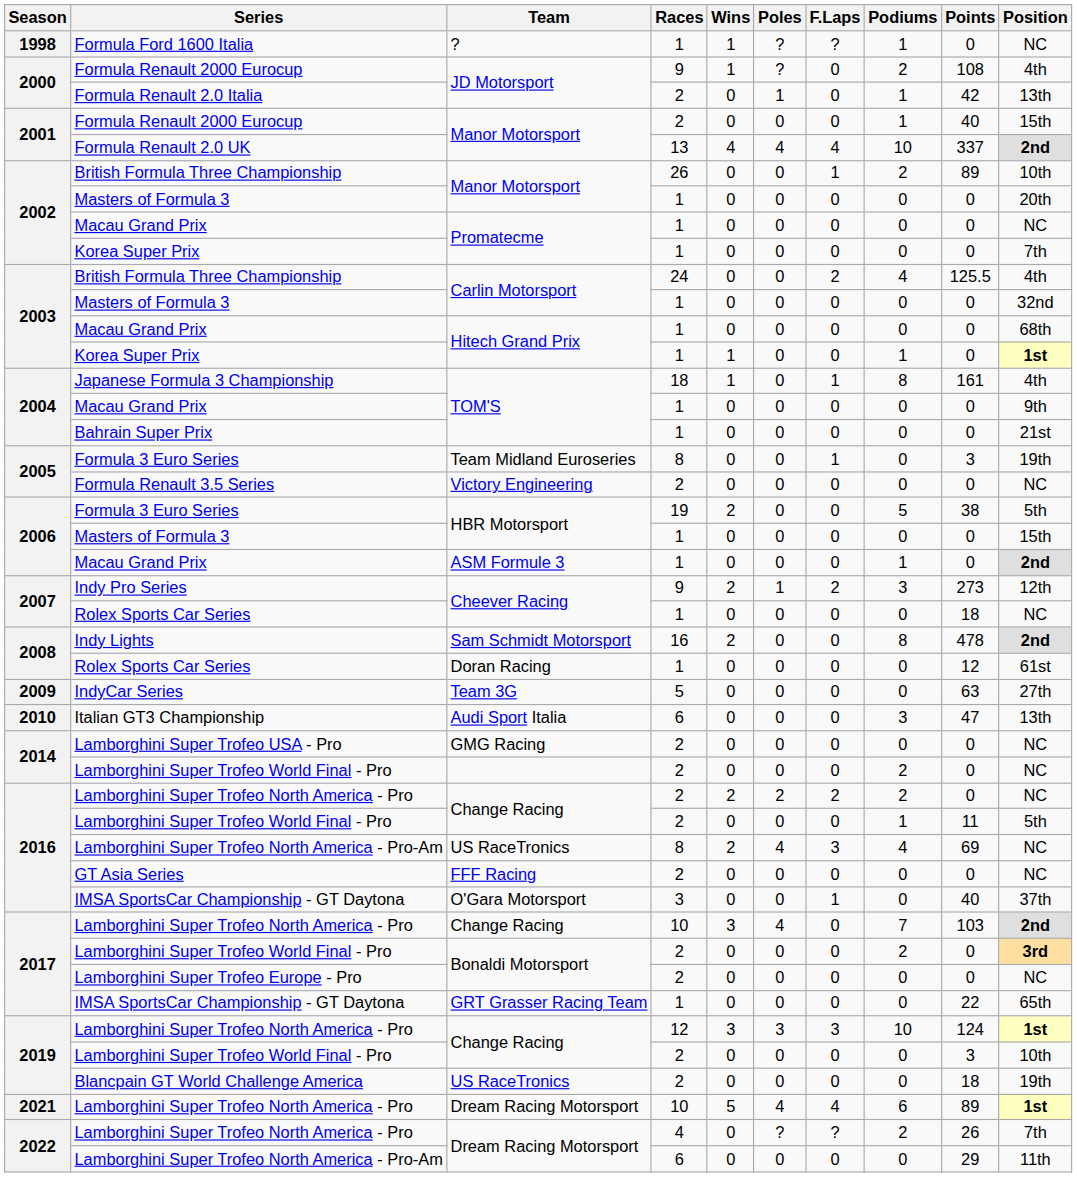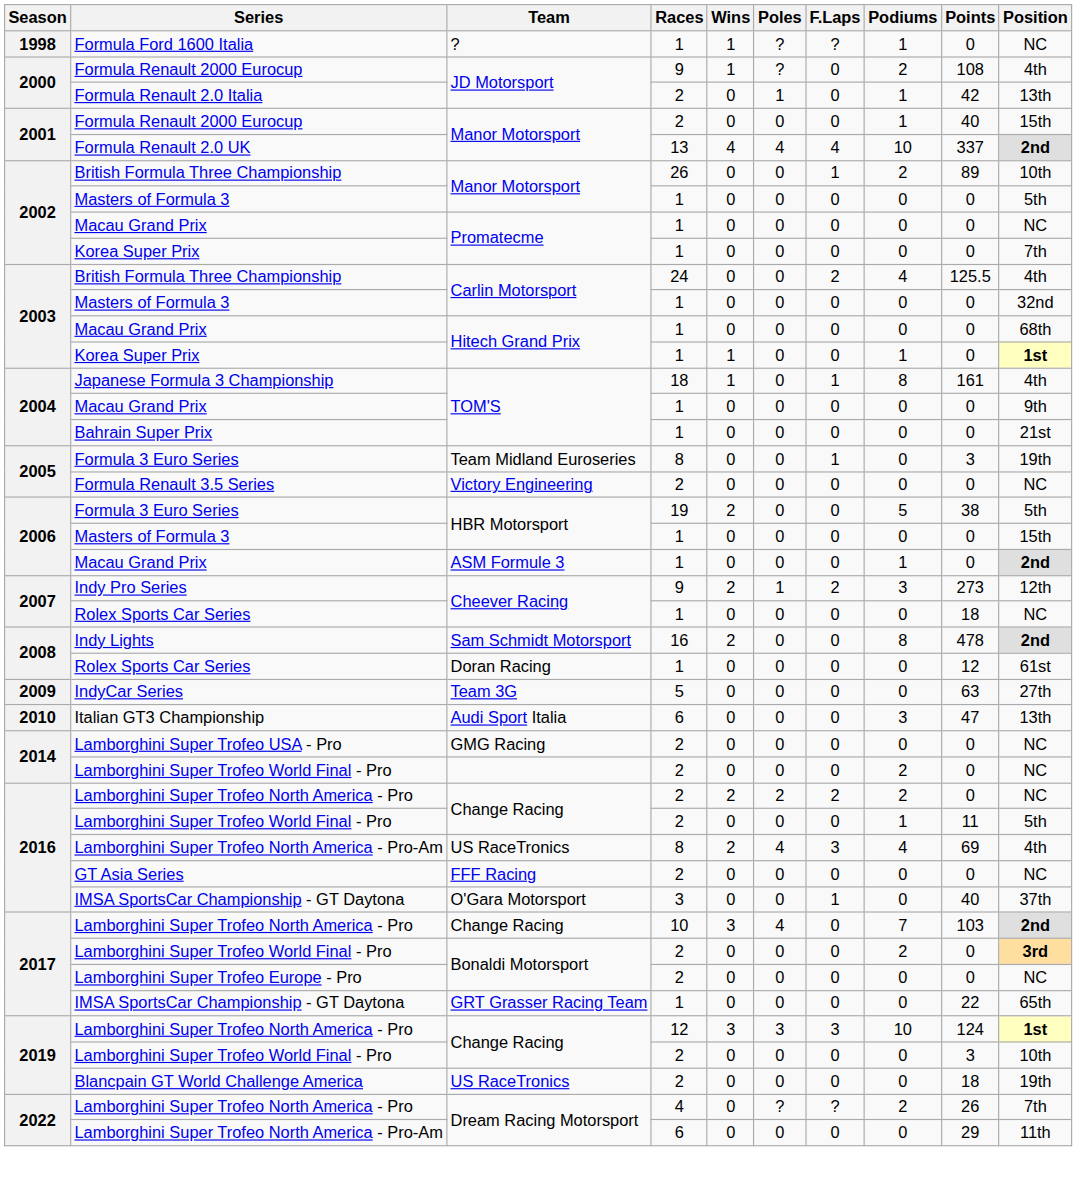(1035, 199) 20th -> (1035, 199) 5th
(1035, 848) NC -> (1035, 848) 4th
- row: (38, 1107)
